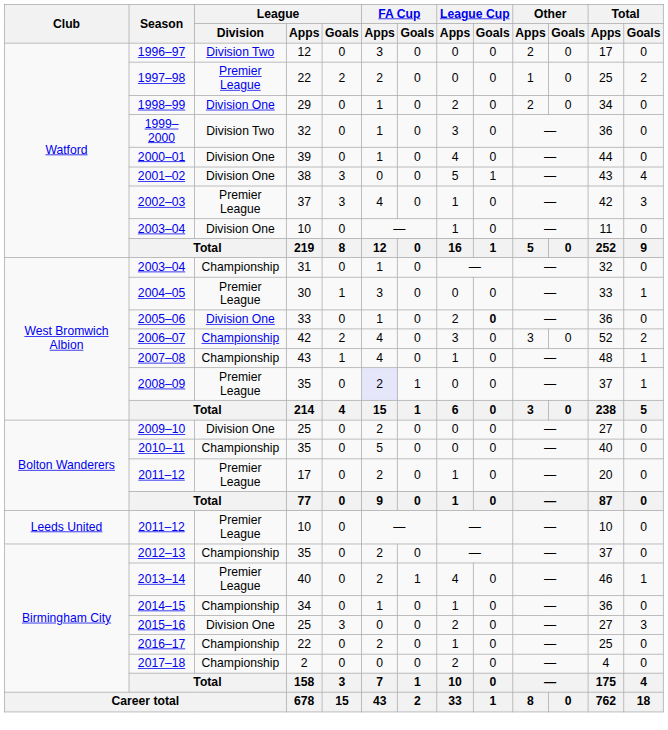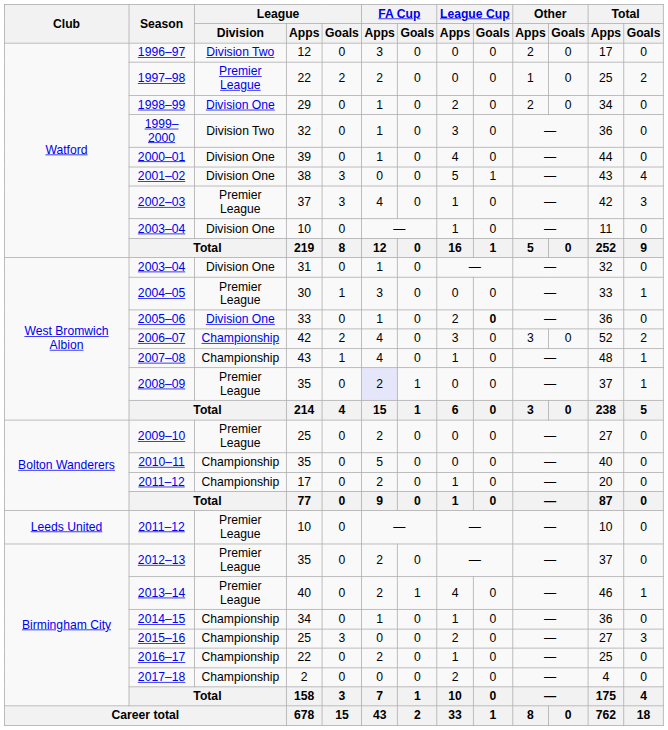(240, 267) Championship -> (240, 267) Division One
(240, 429) Division One -> (240, 436) Premier League
(240, 475) Premier League -> (240, 481) Championship
(240, 553) Championship -> (240, 560) Premier League
(240, 624) Division One -> (240, 638) Championship
